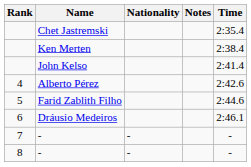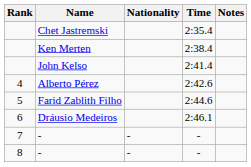columns swapped: (230, 13) <-> (198, 13)
